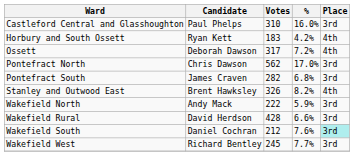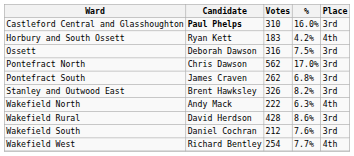(215, 24) normal -> (215, 24) bold
(273, 51) 317 -> (273, 51) 316
(304, 51) 7.2% -> (304, 51) 7.5%
(330, 51) 4th -> (330, 51) 3rd
(273, 78) 282 -> (273, 78) 262
(330, 91) 4th -> (330, 91) 3rd
(304, 104) 5.9% -> (304, 104) 6.3%
(330, 104) 3rd -> (330, 104) 4th
(304, 118) 6.6% -> (304, 118) 8.6%
(330, 131) paleturquoise background -> (330, 131) no background
(273, 144) 245 -> (273, 144) 254
(330, 144) 3rd -> (330, 144) 4th
